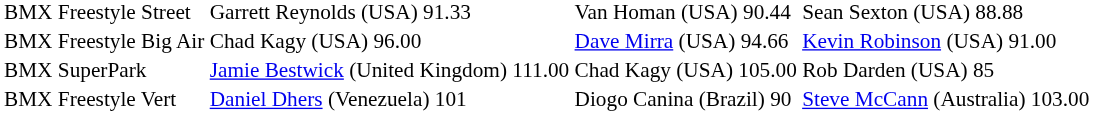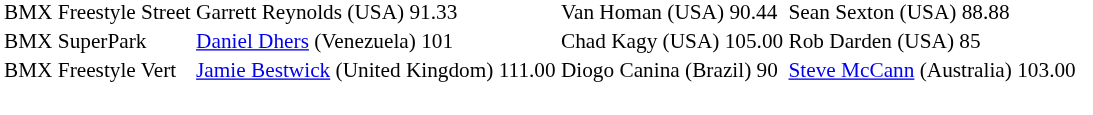- row: (104, 41)
(389, 70) Jamie Bestwick (United Kingdom) 111.00 -> (325, 41) Daniel Dhers (Venezuela) 101
(338, 99) Daniel Dhers (Venezuela) 101 -> (376, 70) Jamie Bestwick (United Kingdom) 111.00
